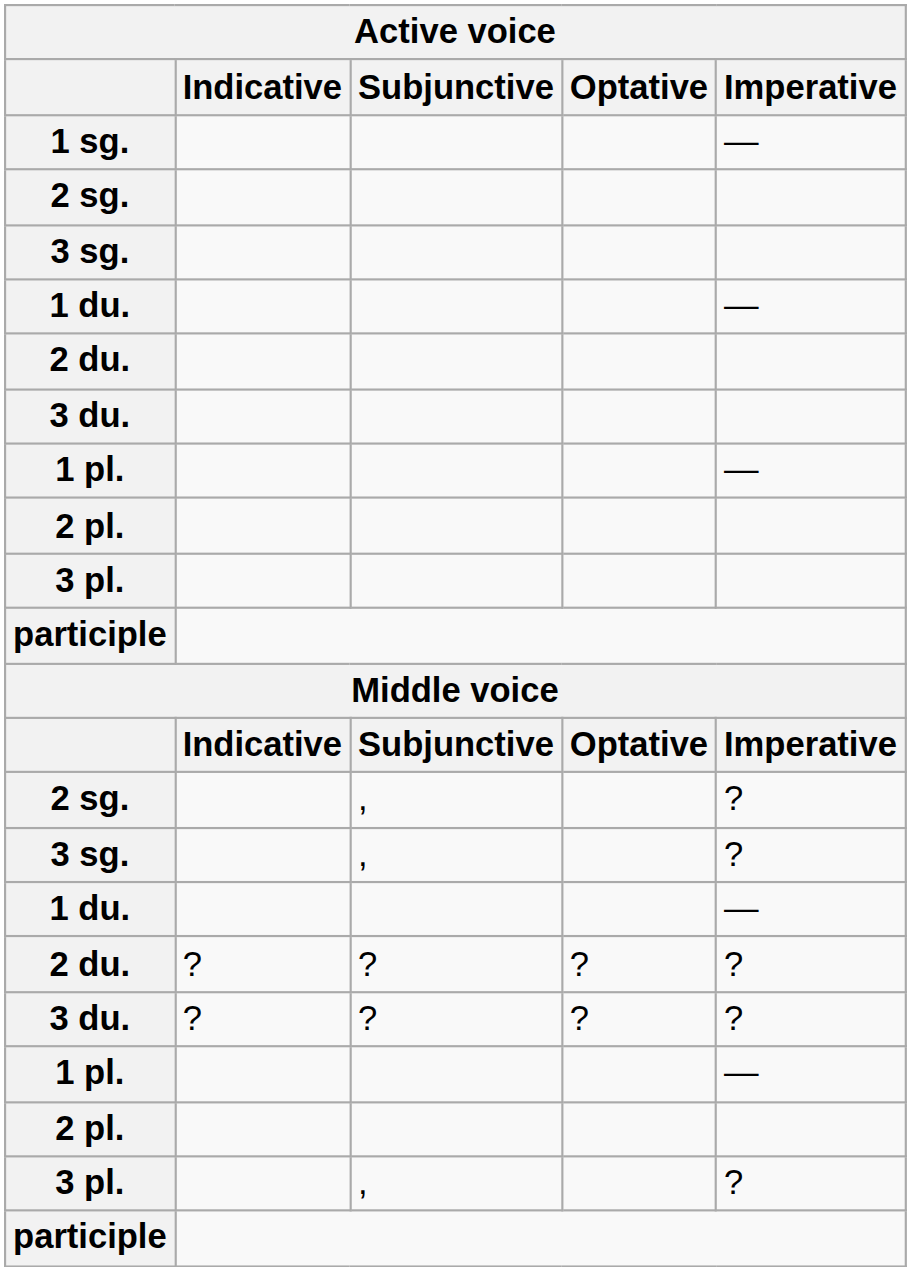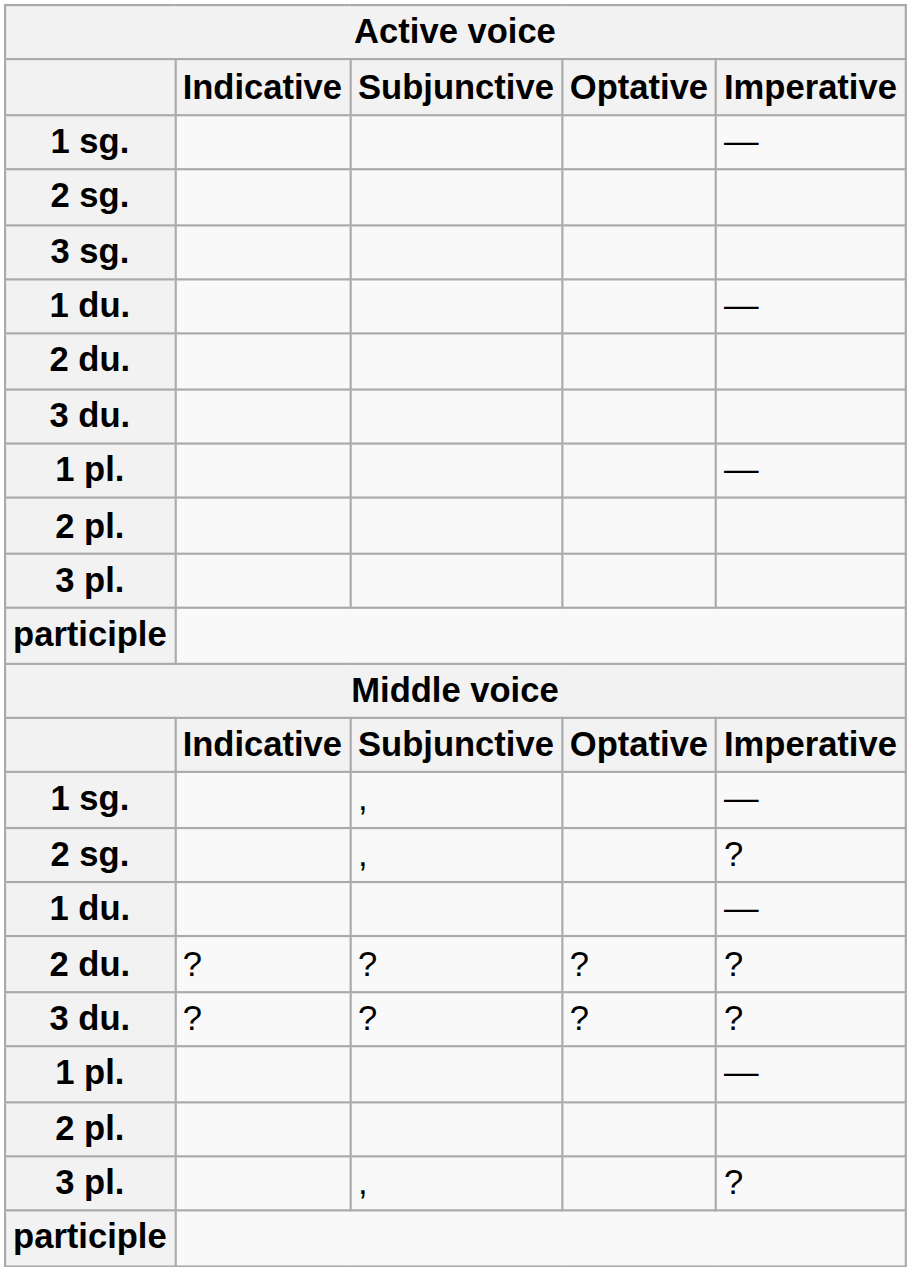+ row: (90, 799)
- row: (90, 854)
